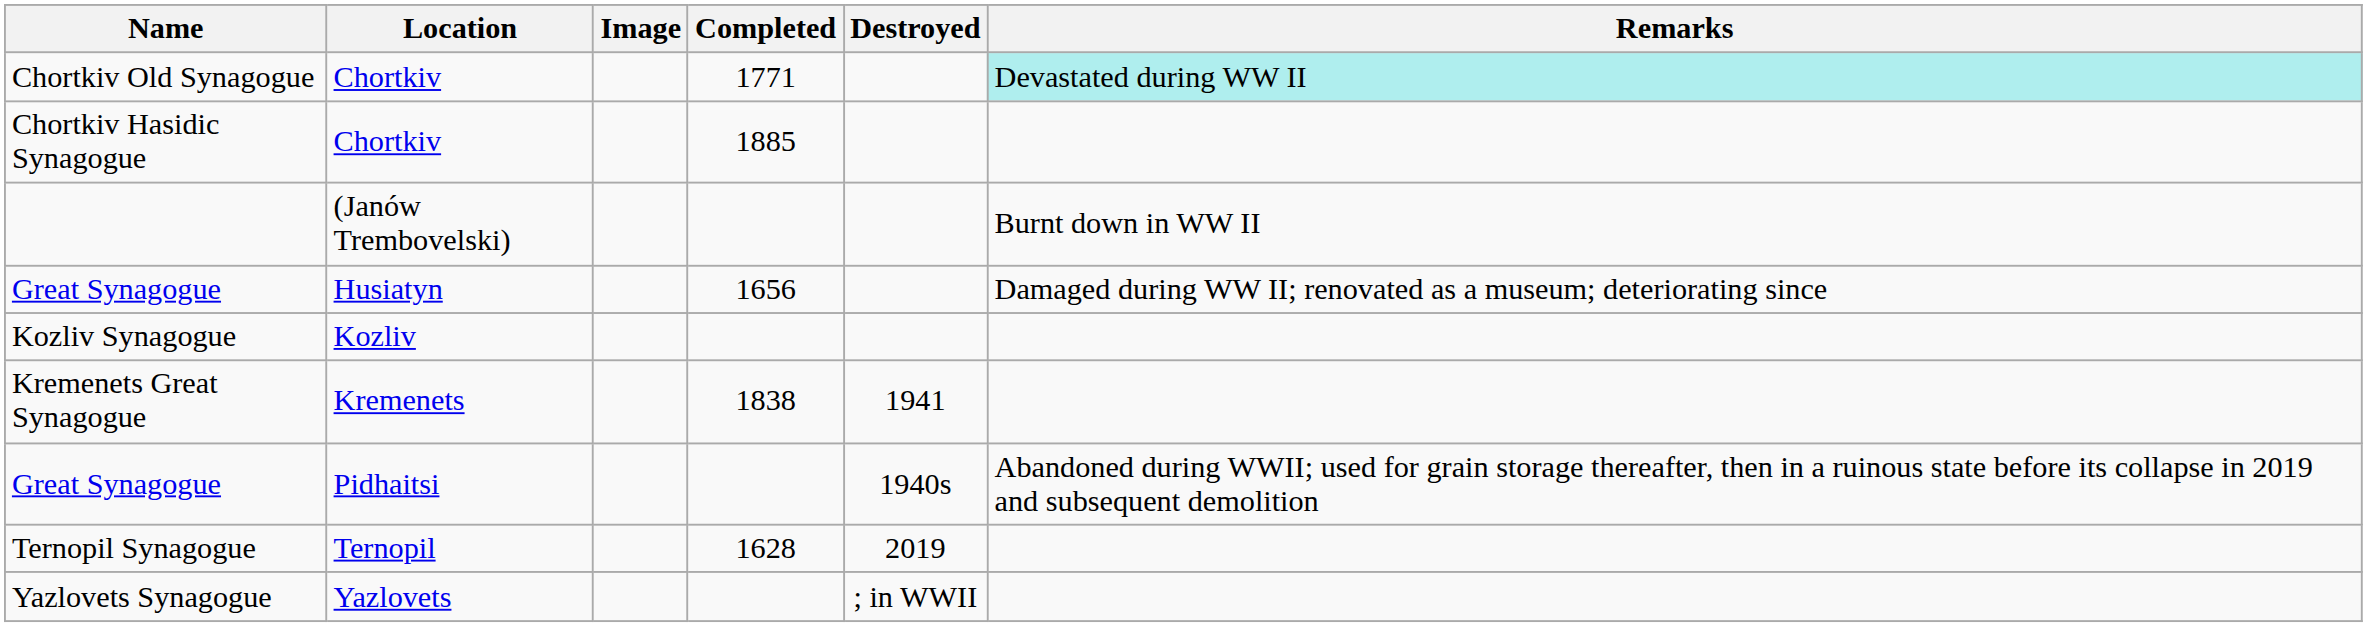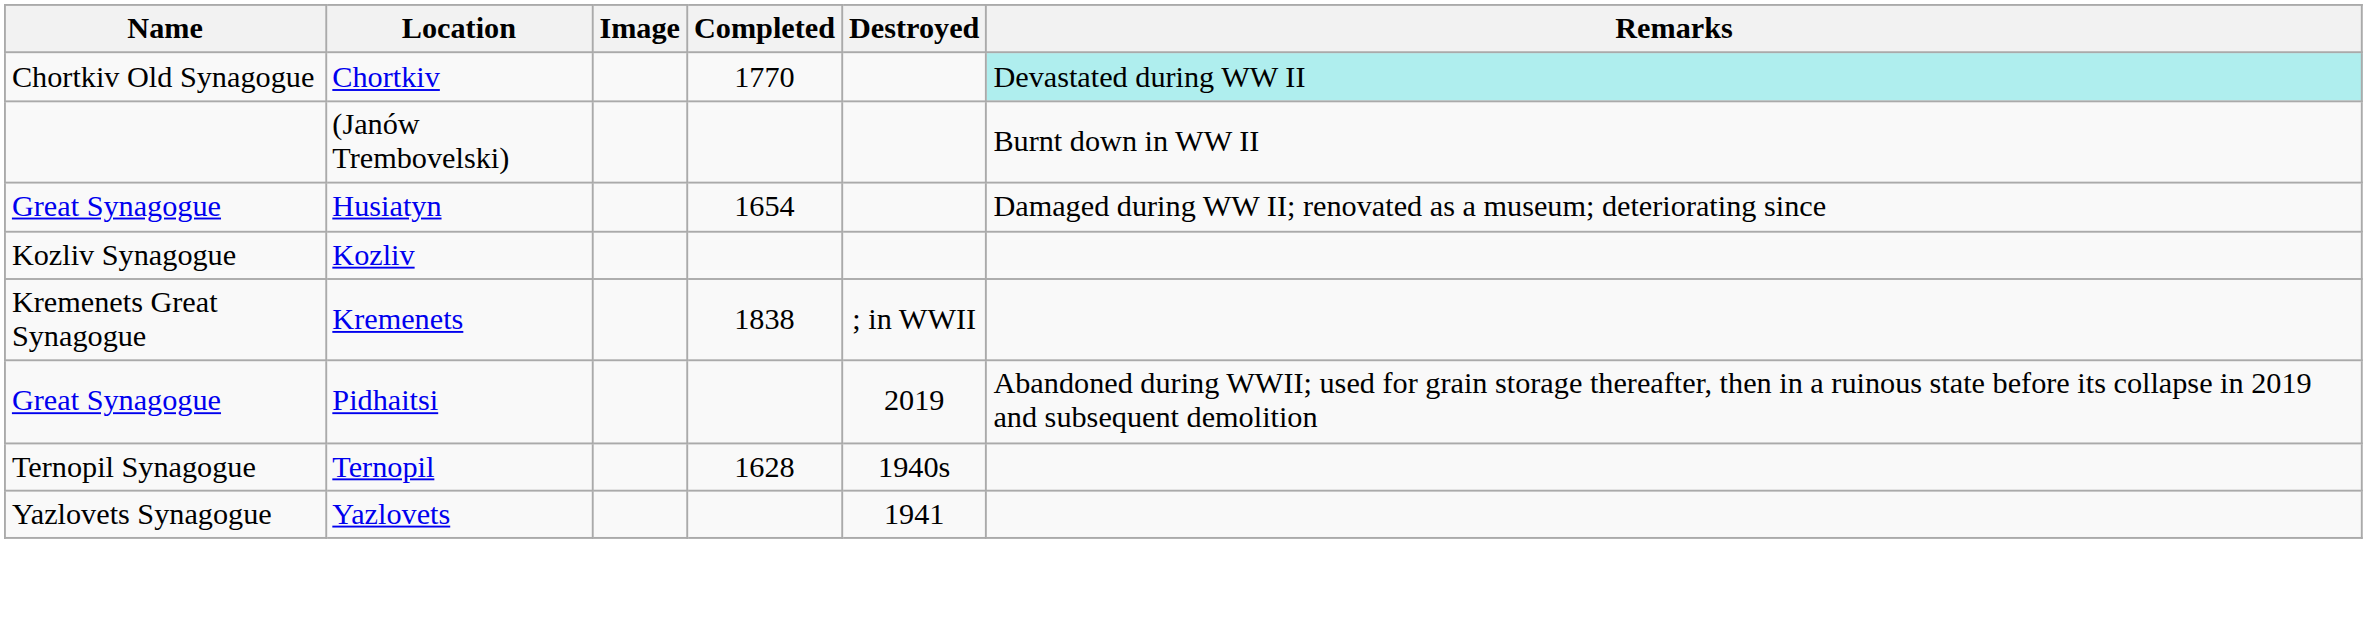(766, 76) 1771 -> (764, 76) 1770
- row: (116, 141)
(766, 288) 1656 -> (764, 206) 1654
(915, 401) 1941 -> (914, 319) ; in WWII
(915, 483) 1940s -> (914, 401) 2019
(915, 548) 2019 -> (914, 466) 1940s
(915, 596) ; in WWII -> (914, 514) 1941
